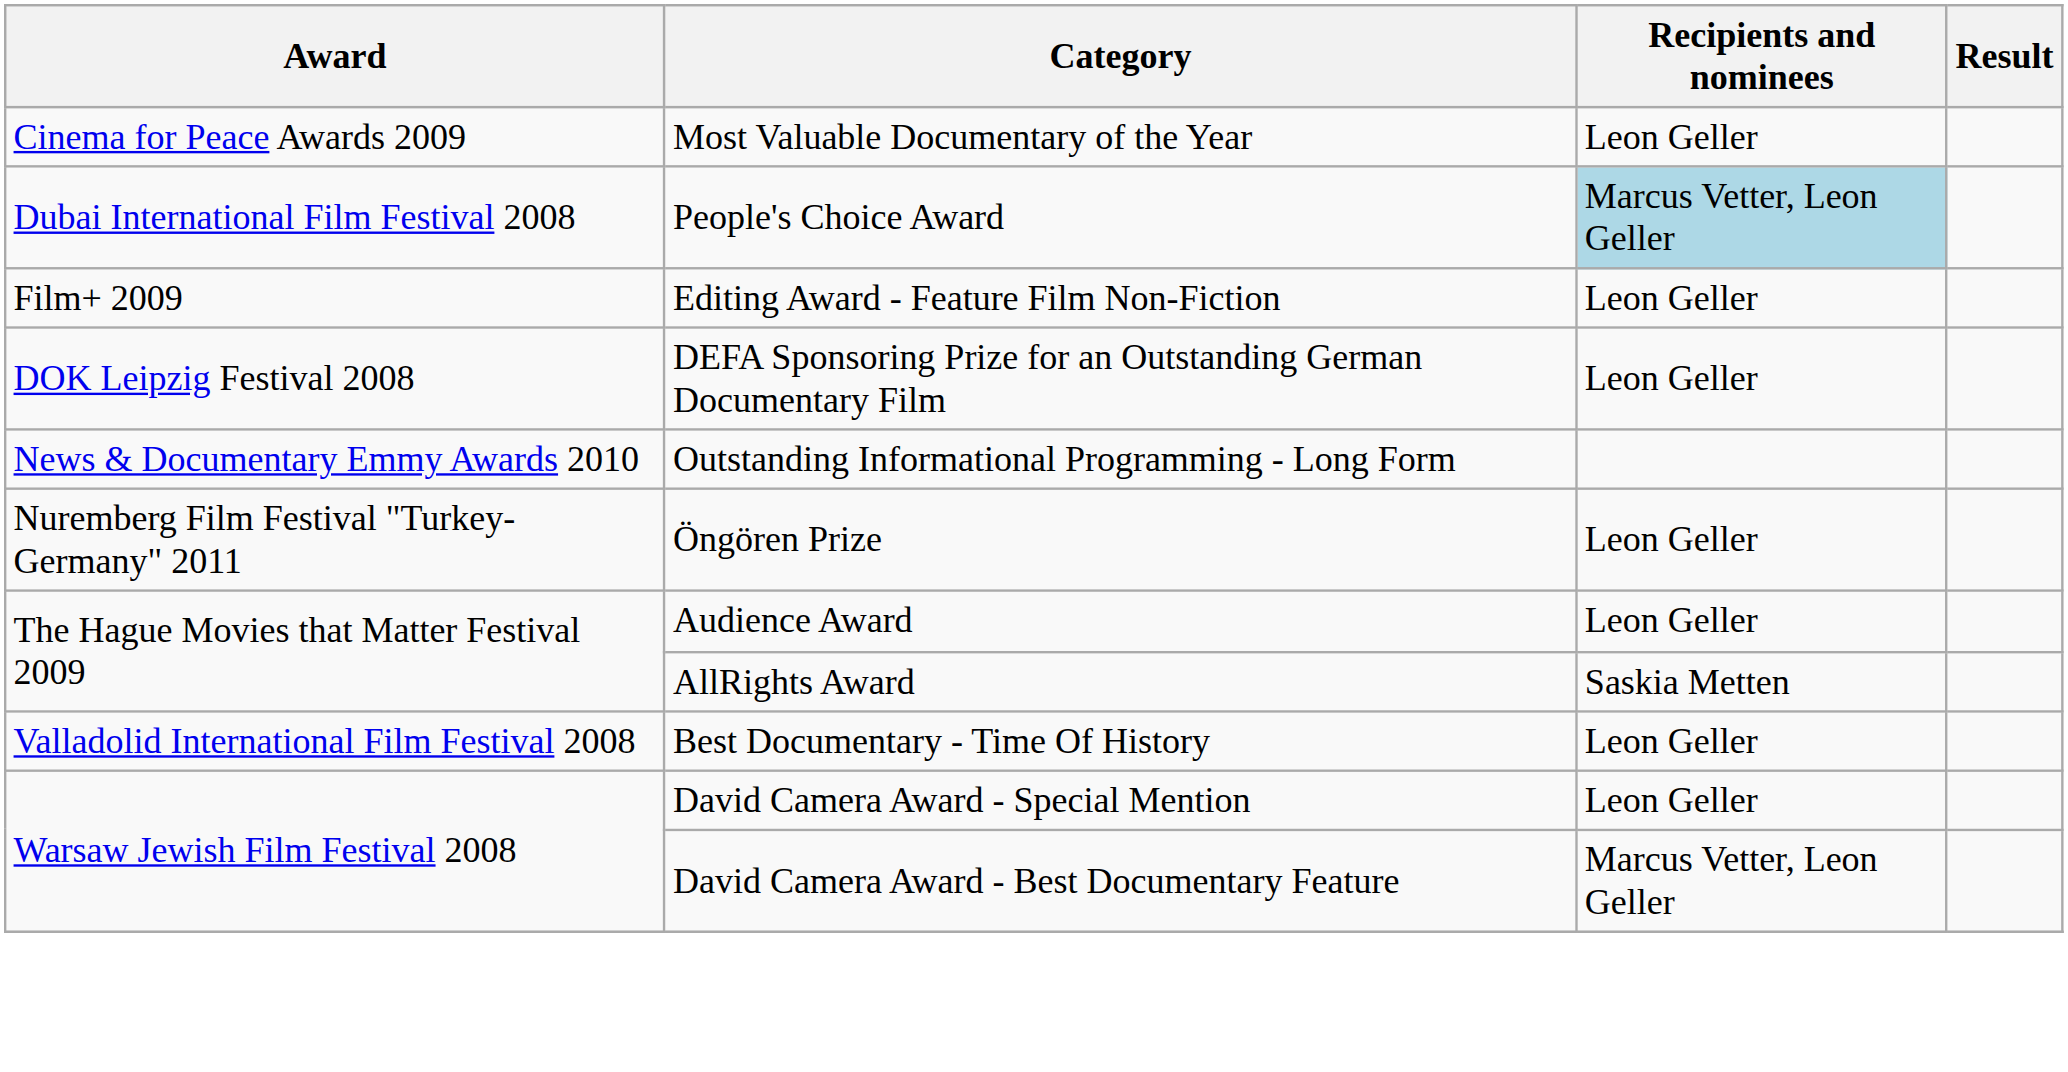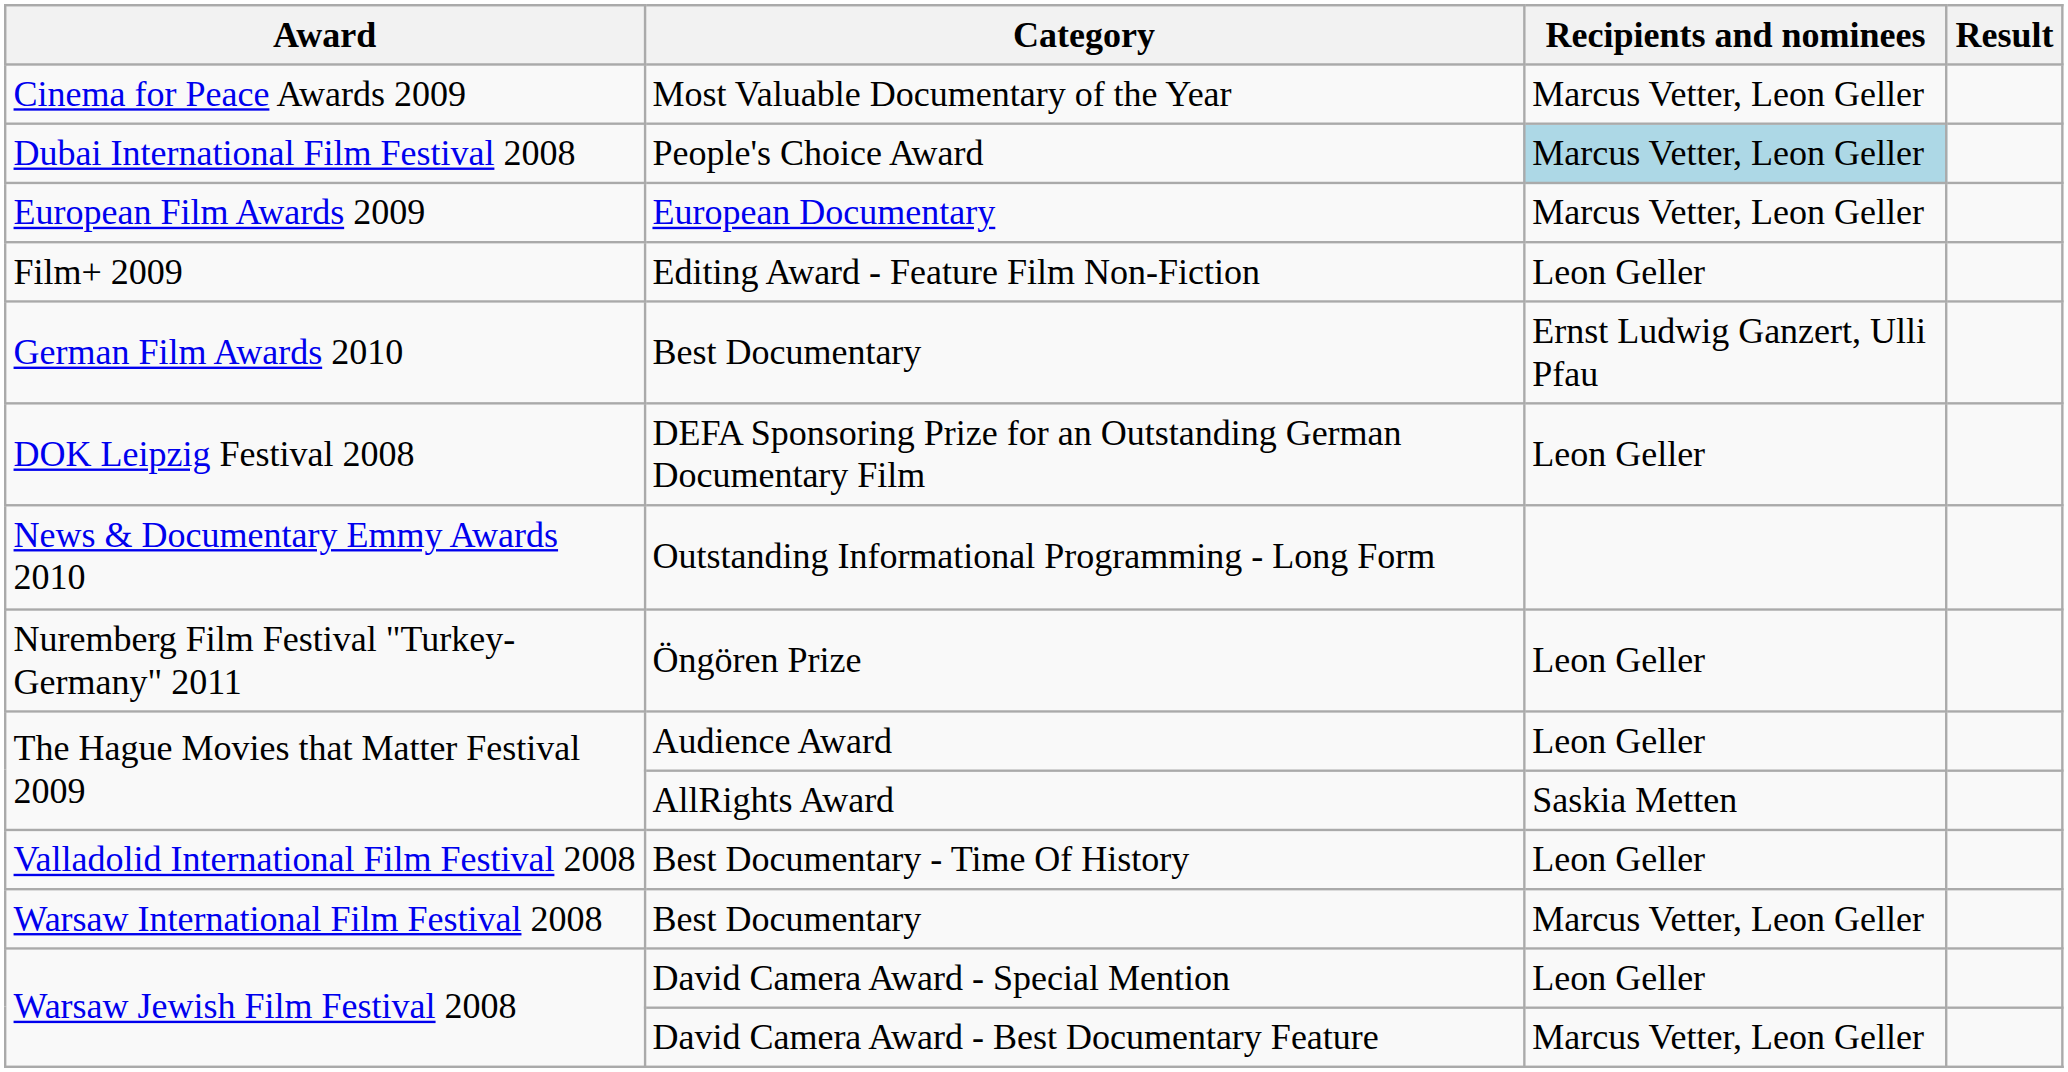(1671, 136) Leon Geller -> (1728, 93) Marcus Vetter, Leon Geller
+ row: (219, 212)
+ row: (208, 352)
+ row: (308, 917)
